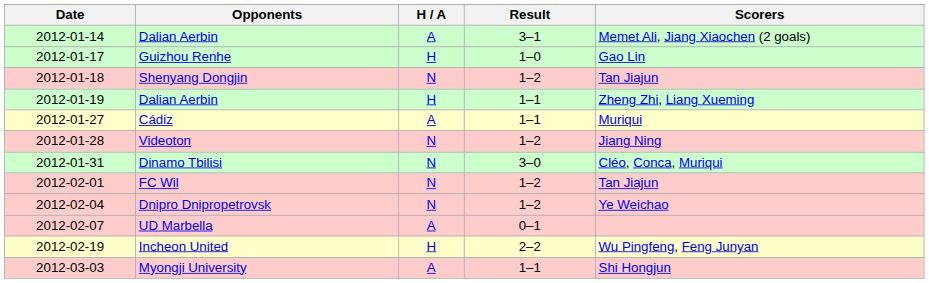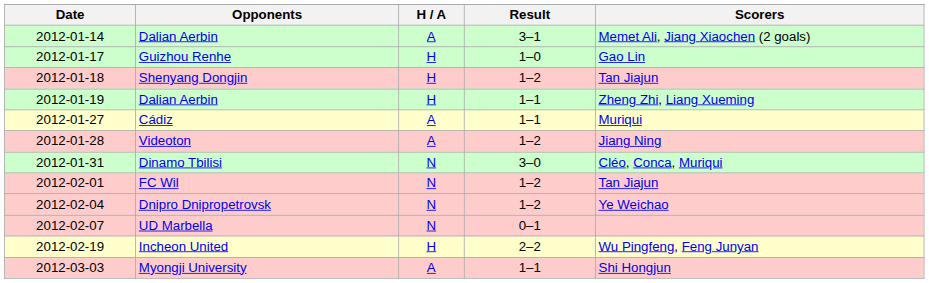(431, 78) N -> (431, 78) H
(431, 141) N -> (431, 141) A
(431, 225) A -> (431, 225) N
